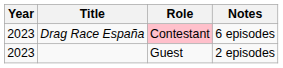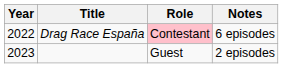(21, 33) 2023 -> (21, 33) 2022
